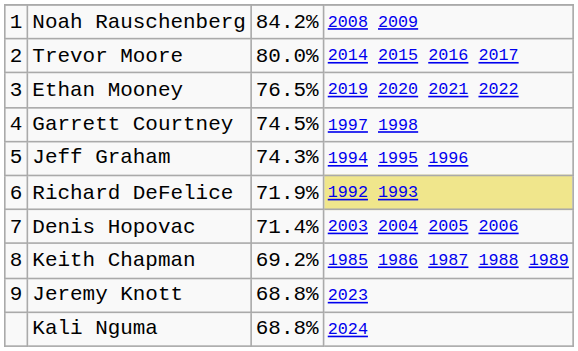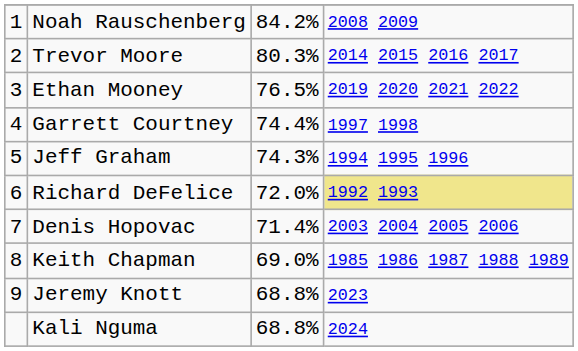(287, 56) 80.0% -> (287, 56) 80.3%
(287, 124) 74.5% -> (287, 124) 74.4%
(287, 192) 71.9% -> (287, 192) 72.0%
(287, 261) 69.2% -> (287, 261) 69.0%
